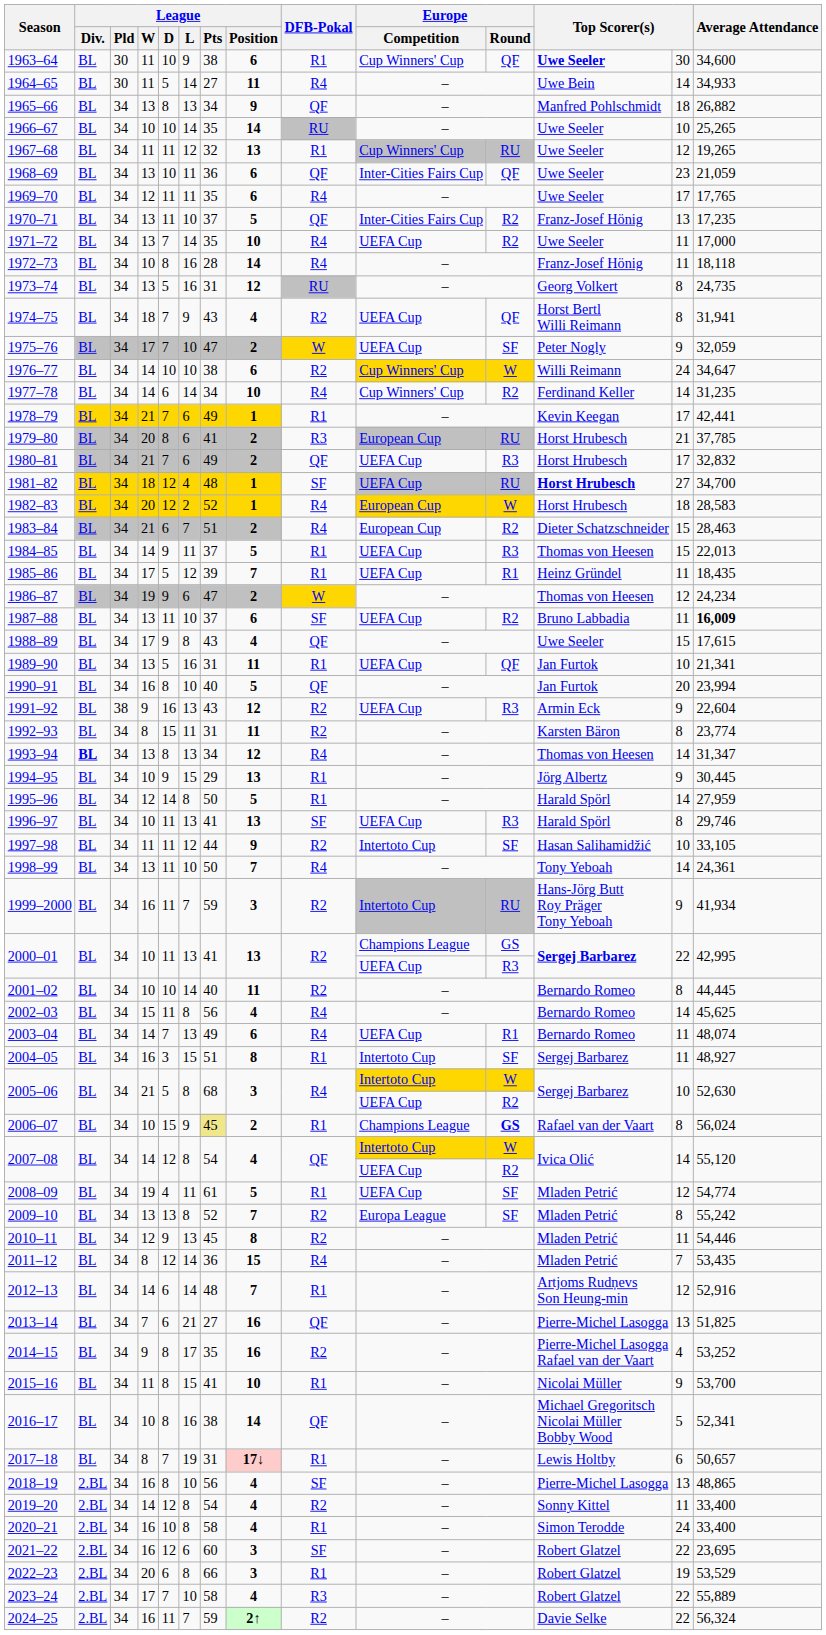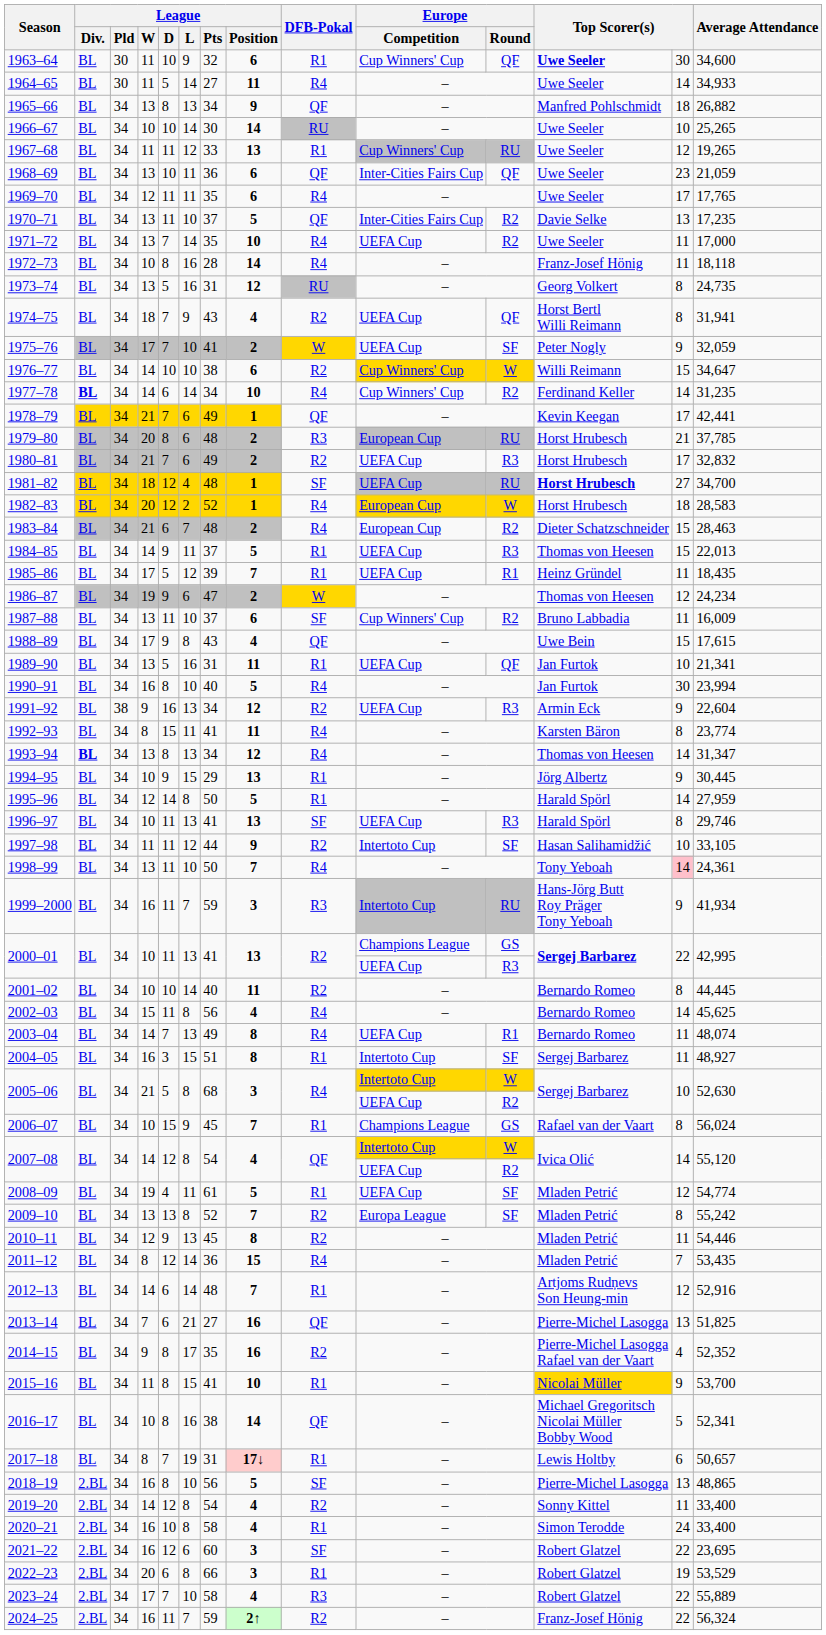(210, 60) 38 -> (210, 60) 32
(566, 83) Uwe Bein -> (570, 83) Uwe Seeler
(210, 128) 35 -> (210, 128) 30
(210, 151) 32 -> (210, 151) 33
(590, 219) Franz-Josef Hönig -> (572, 219) Davie Selke
(210, 347) 47 -> (210, 347) 41
(683, 370) 24 -> (683, 370) 15
(87, 393) normal -> (88, 393) bold
(319, 415) R1 -> (319, 415) QF
(210, 438) 41 -> (210, 438) 48
(319, 460) QF -> (319, 460) R2
(210, 528) 51 -> (210, 528) 48
(390, 618) UEFA Cup -> (411, 618) Cup Winners' Cup
(716, 618) bold -> (716, 618) normal
(570, 641) Uwe Seeler -> (566, 641) Uwe Bein
(319, 686) QF -> (319, 686) R4
(683, 686) 20 -> (683, 686) 30
(210, 709) 43 -> (210, 709) 34
(210, 731) 31 -> (210, 731) 41
(319, 731) R2 -> (319, 731) R4
(683, 867) no background -> (683, 867) pink background
(319, 906) R2 -> (319, 906) R3
(253, 1034) 6 -> (253, 1034) 8
(210, 1125) khaki background -> (210, 1125) no background
(253, 1125) 2 -> (253, 1125) 7
(510, 1125) bold -> (510, 1125) normal
(716, 1352) 53,252 -> (716, 1352) 52,352
(579, 1383) no background -> (579, 1383) gold background
(253, 1482) 4 -> (253, 1482) 5
(572, 1618) Davie Selke -> (590, 1618) Franz-Josef Hönig
